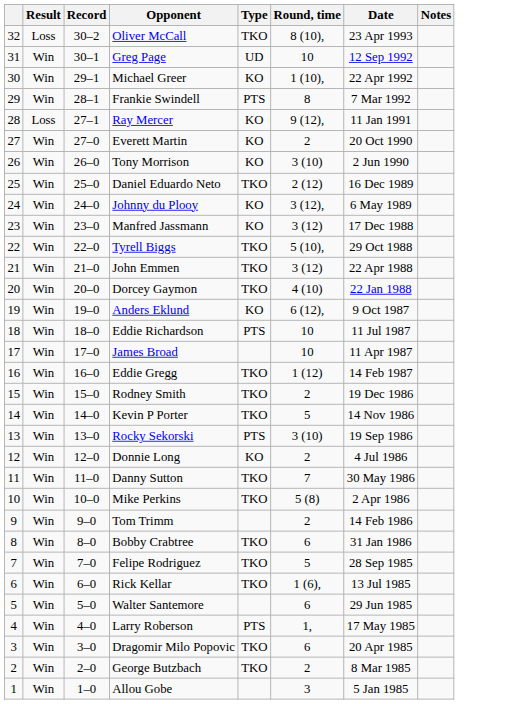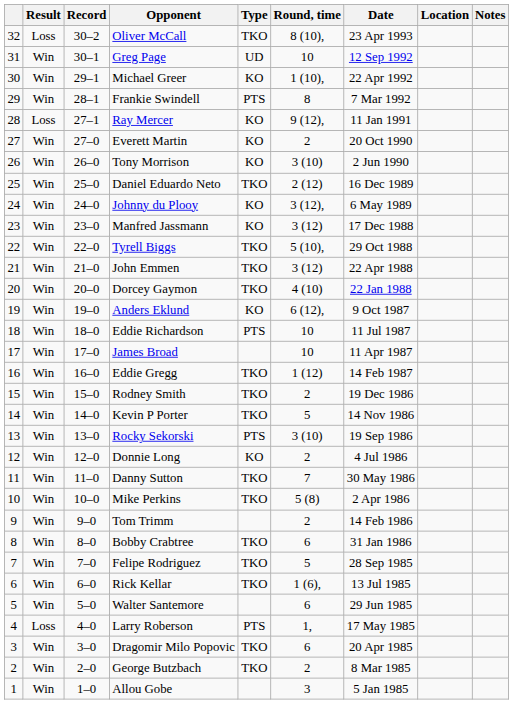+ column: (445, 15)
(43, 625) Win -> (43, 625) Loss
